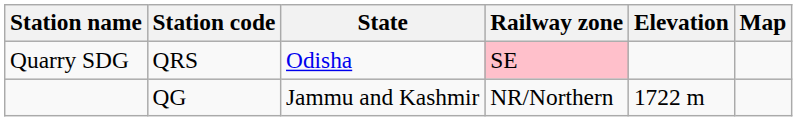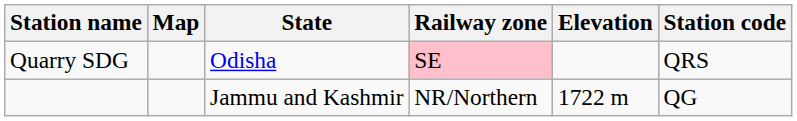columns swapped: (214, 23) <-> (763, 23)
